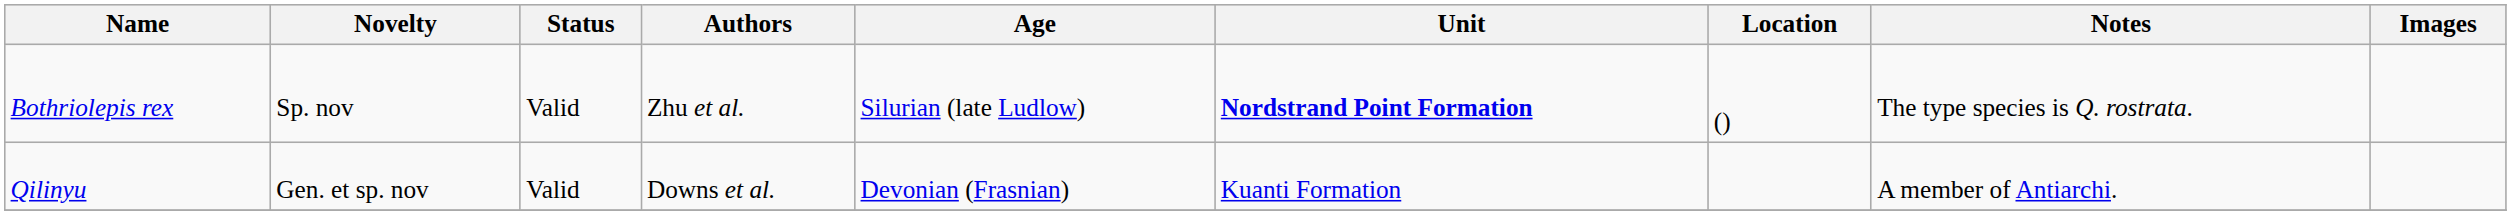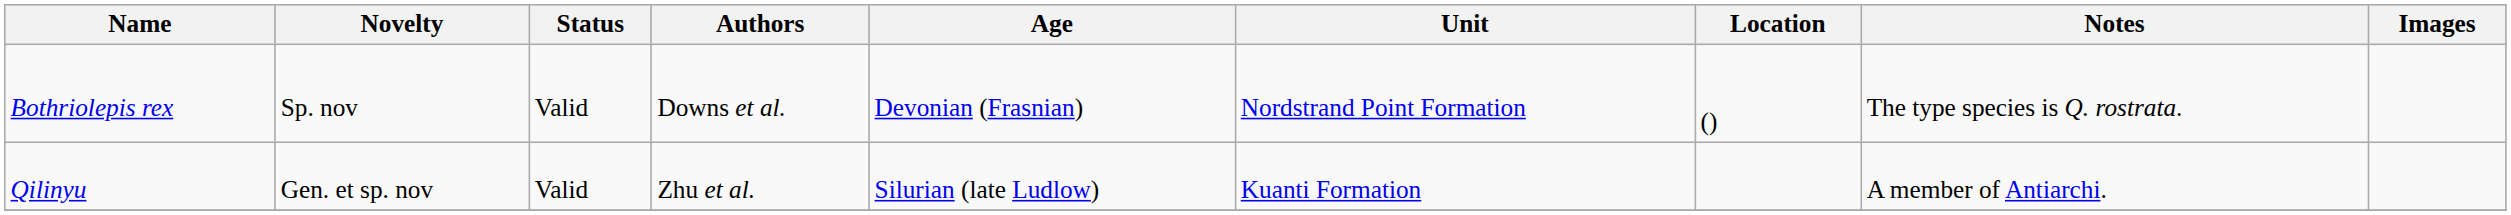(696, 107) Zhu et al. -> (722, 107) Downs et al.
(973, 107) Silurian (late Ludlow) -> (979, 107) Devonian (Frasnian)
(1377, 107) bold -> (1383, 107) normal
(711, 190) Downs et al. -> (706, 190) Zhu et al.
(965, 190) Devonian (Frasnian) -> (987, 190) Silurian (late Ludlow)
